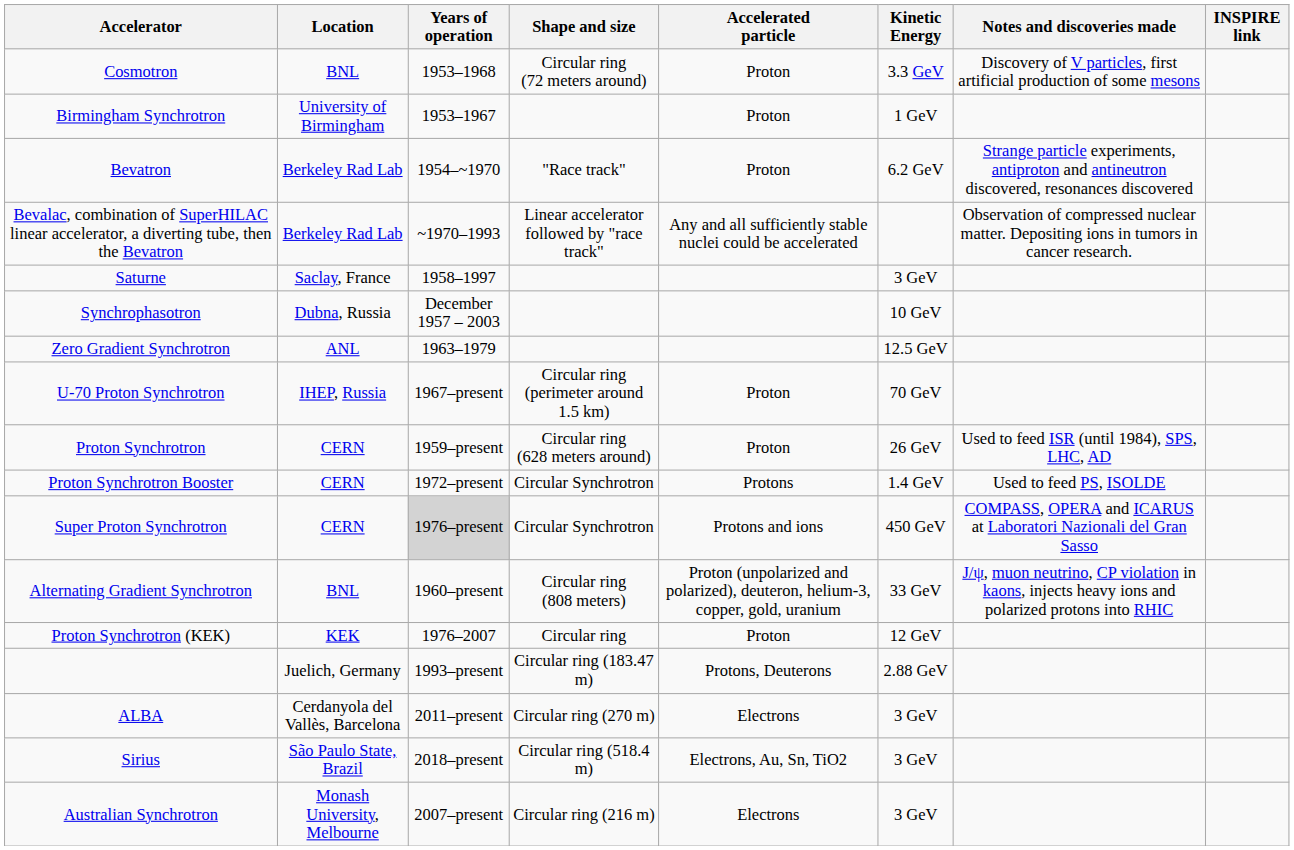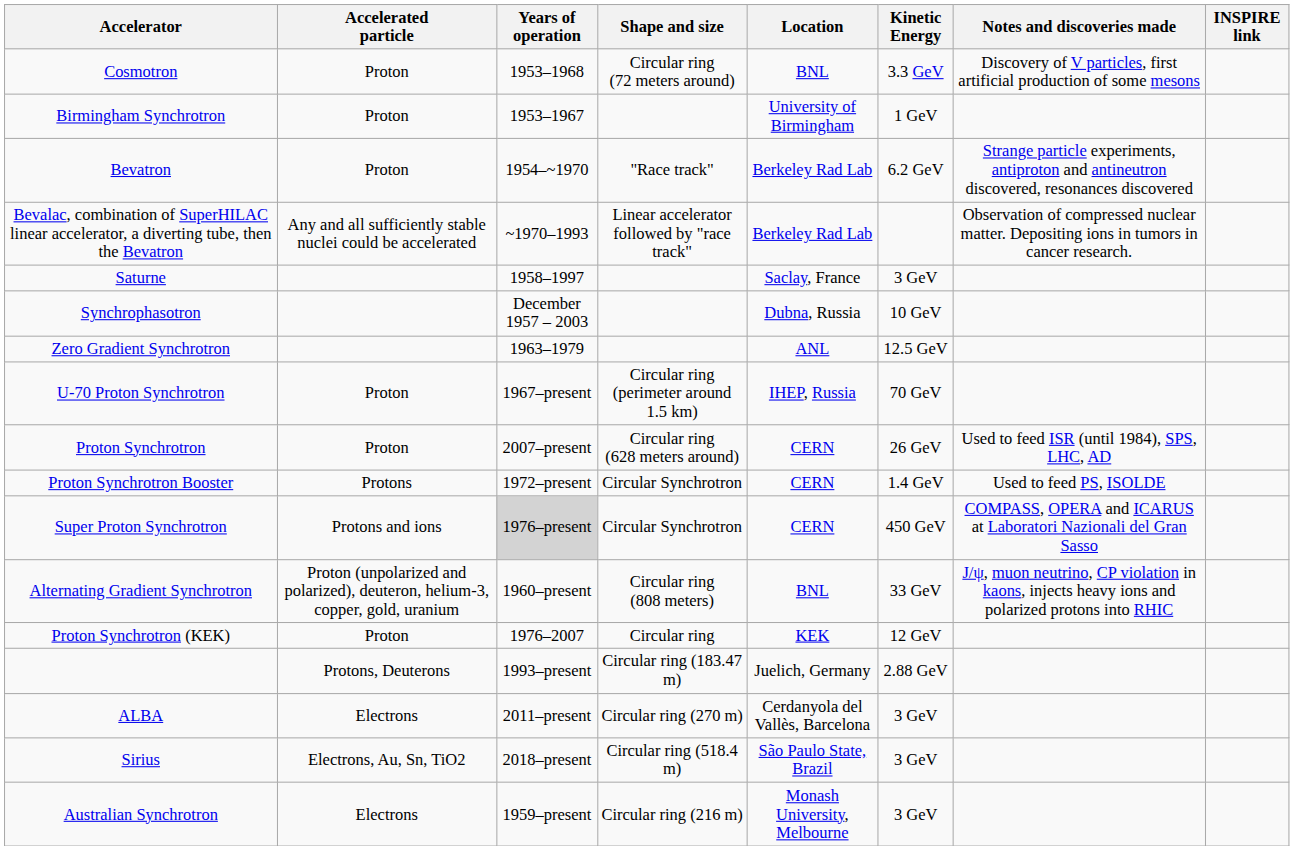columns swapped: (343, 26) <-> (768, 26)
(459, 447) 1959–present -> (547, 447) 2007–present
(459, 814) 2007–present -> (547, 814) 1959–present
